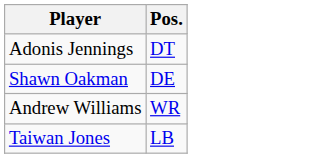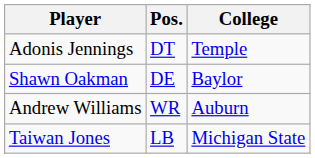+ column: (248, 19)
